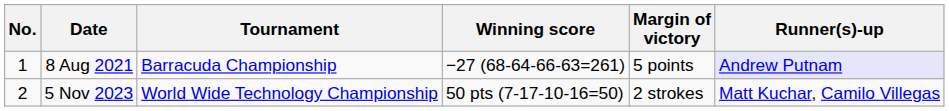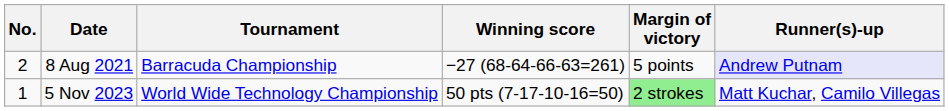(23, 65) 1 -> (23, 65) 2
(23, 93) 2 -> (23, 93) 1
(668, 93) no background -> (668, 93) lightgreen background
